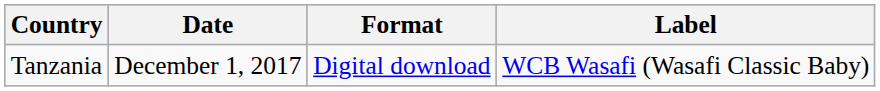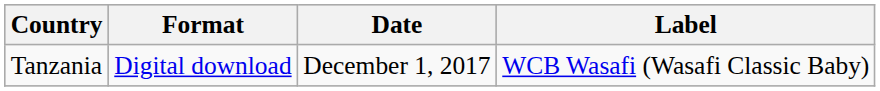columns swapped: (208, 24) <-> (402, 24)
